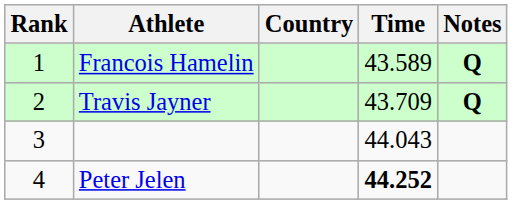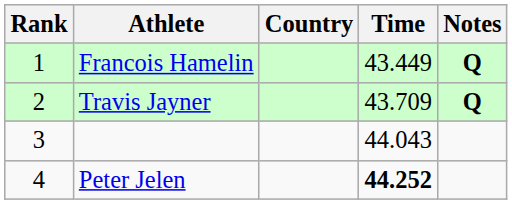(398, 62) 43.589 -> (398, 62) 43.449
